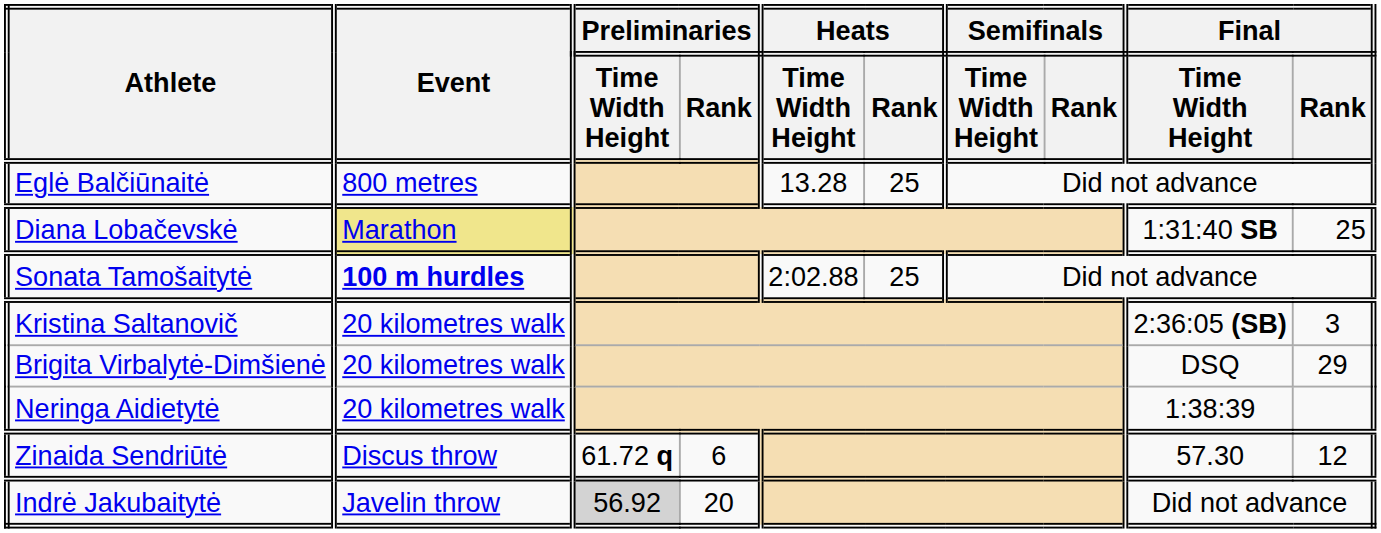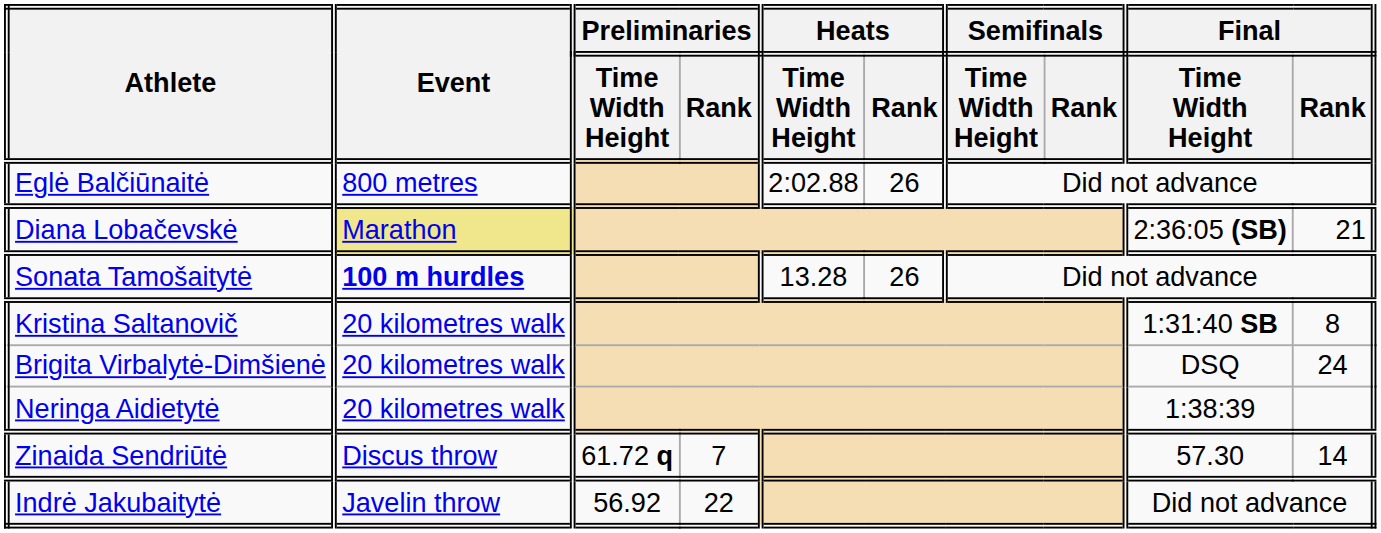(813, 184) 13.28 -> (813, 184) 2:02.88
(904, 184) 25 -> (904, 184) 26
(1210, 230) 1:31:40 SB -> (1210, 230) 2:36:05 (SB)
(1351, 230) 25 -> (1351, 230) 21
(813, 277) 2:02.88 -> (813, 277) 13.28
(904, 277) 25 -> (904, 277) 26
(1210, 323) 2:36:05 (SB) -> (1210, 323) 1:31:40 SB
(1333, 323) 3 -> (1333, 323) 8
(1333, 366) 29 -> (1333, 366) 24
(719, 455) 6 -> (719, 455) 7
(1333, 455) 12 -> (1333, 455) 14
(627, 502) lightgrey background -> (627, 502) no background
(719, 502) 20 -> (719, 502) 22
